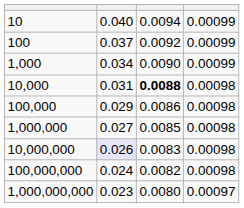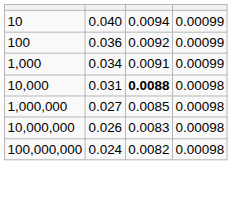(116, 42) 0.037 -> (105, 42) 0.036
(160, 63) 0.0090 -> (149, 63) 0.0091
- row: (32, 106)
(116, 149) lavender background -> (105, 127) no background
- row: (50, 191)
